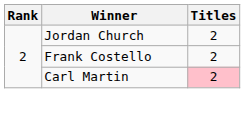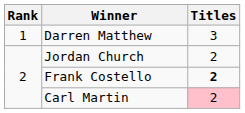+ row: (98, 36)
(213, 56) normal -> (213, 77) bold
